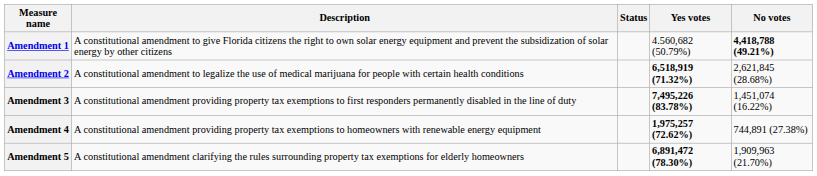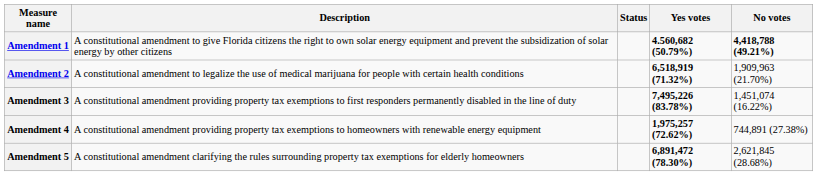(673, 46) normal -> (673, 46) bold
(754, 73) 2,621,845 (28.68%) -> (754, 73) 1,909,963 (21.70%)
(754, 157) 1,909,963 (21.70%) -> (754, 157) 2,621,845 (28.68%)
